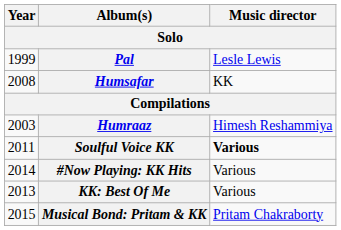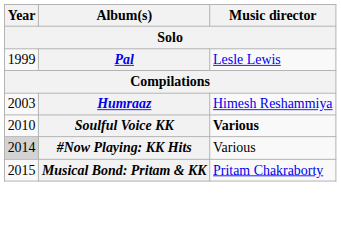- row: (124, 81)
(21, 147) 2011 -> (22, 125) 2010
(22, 170) no background -> (22, 147) lightgrey background
- row: (124, 192)
